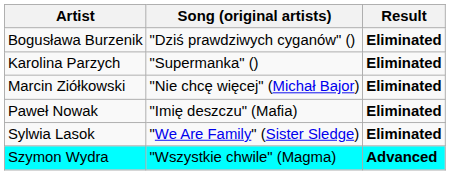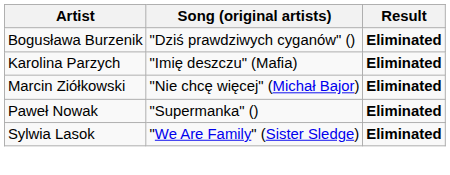(204, 63) "Supermanka" () -> (223, 63) "Imię deszczu" (Mafia)
(223, 110) "Imię deszczu" (Mafia) -> (204, 110) "Supermanka" ()
- row: (58, 157)
